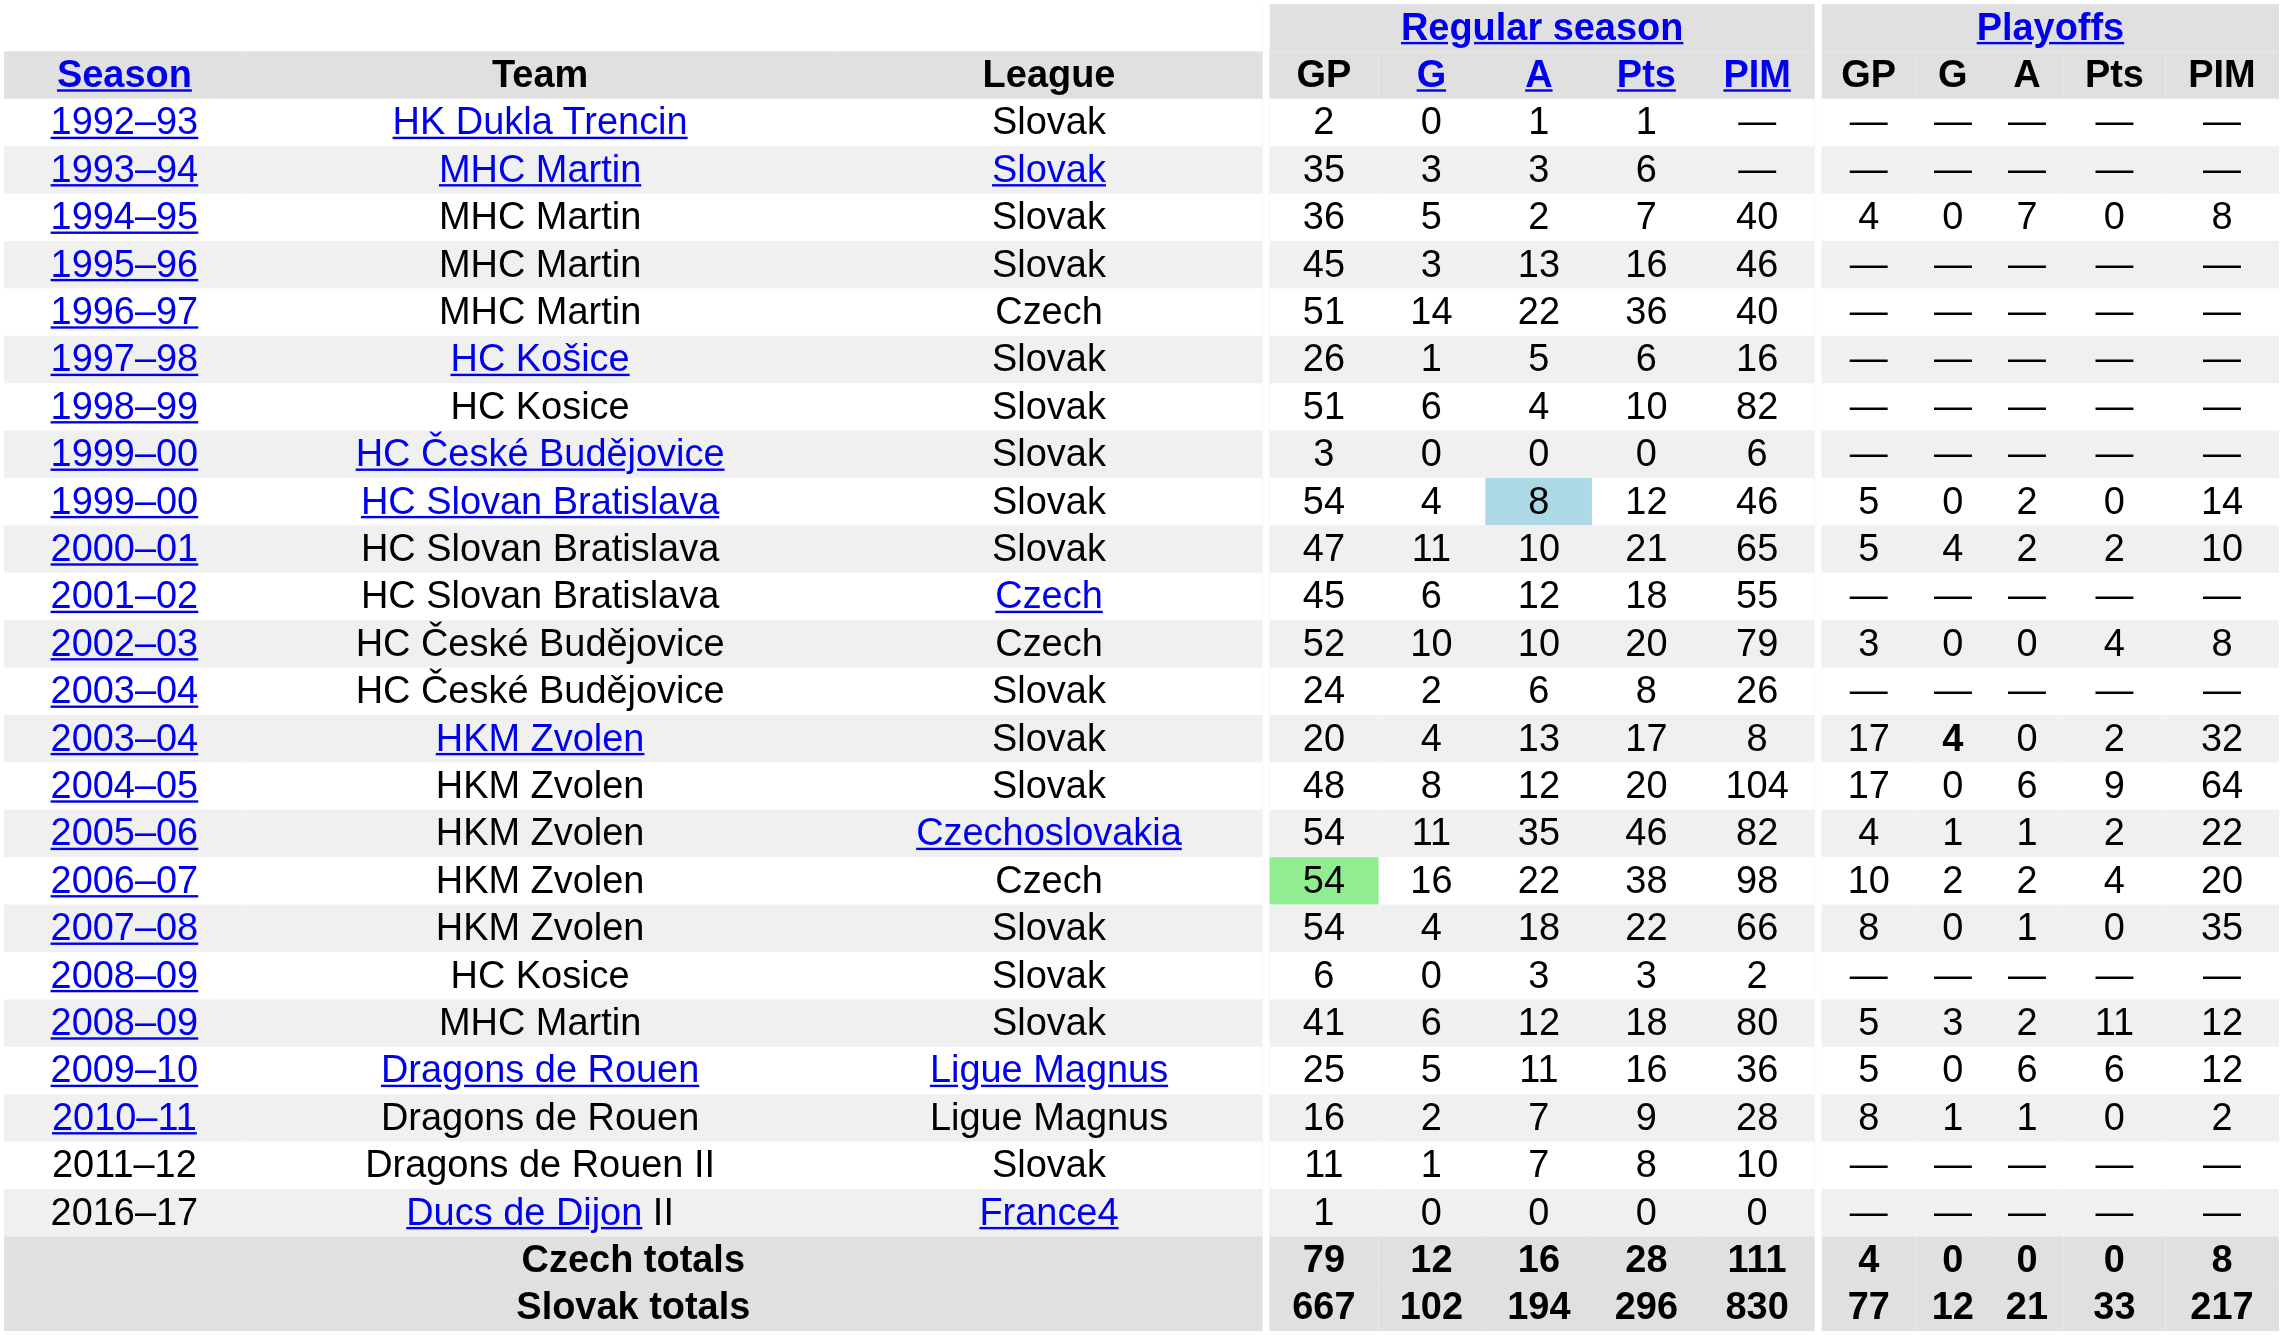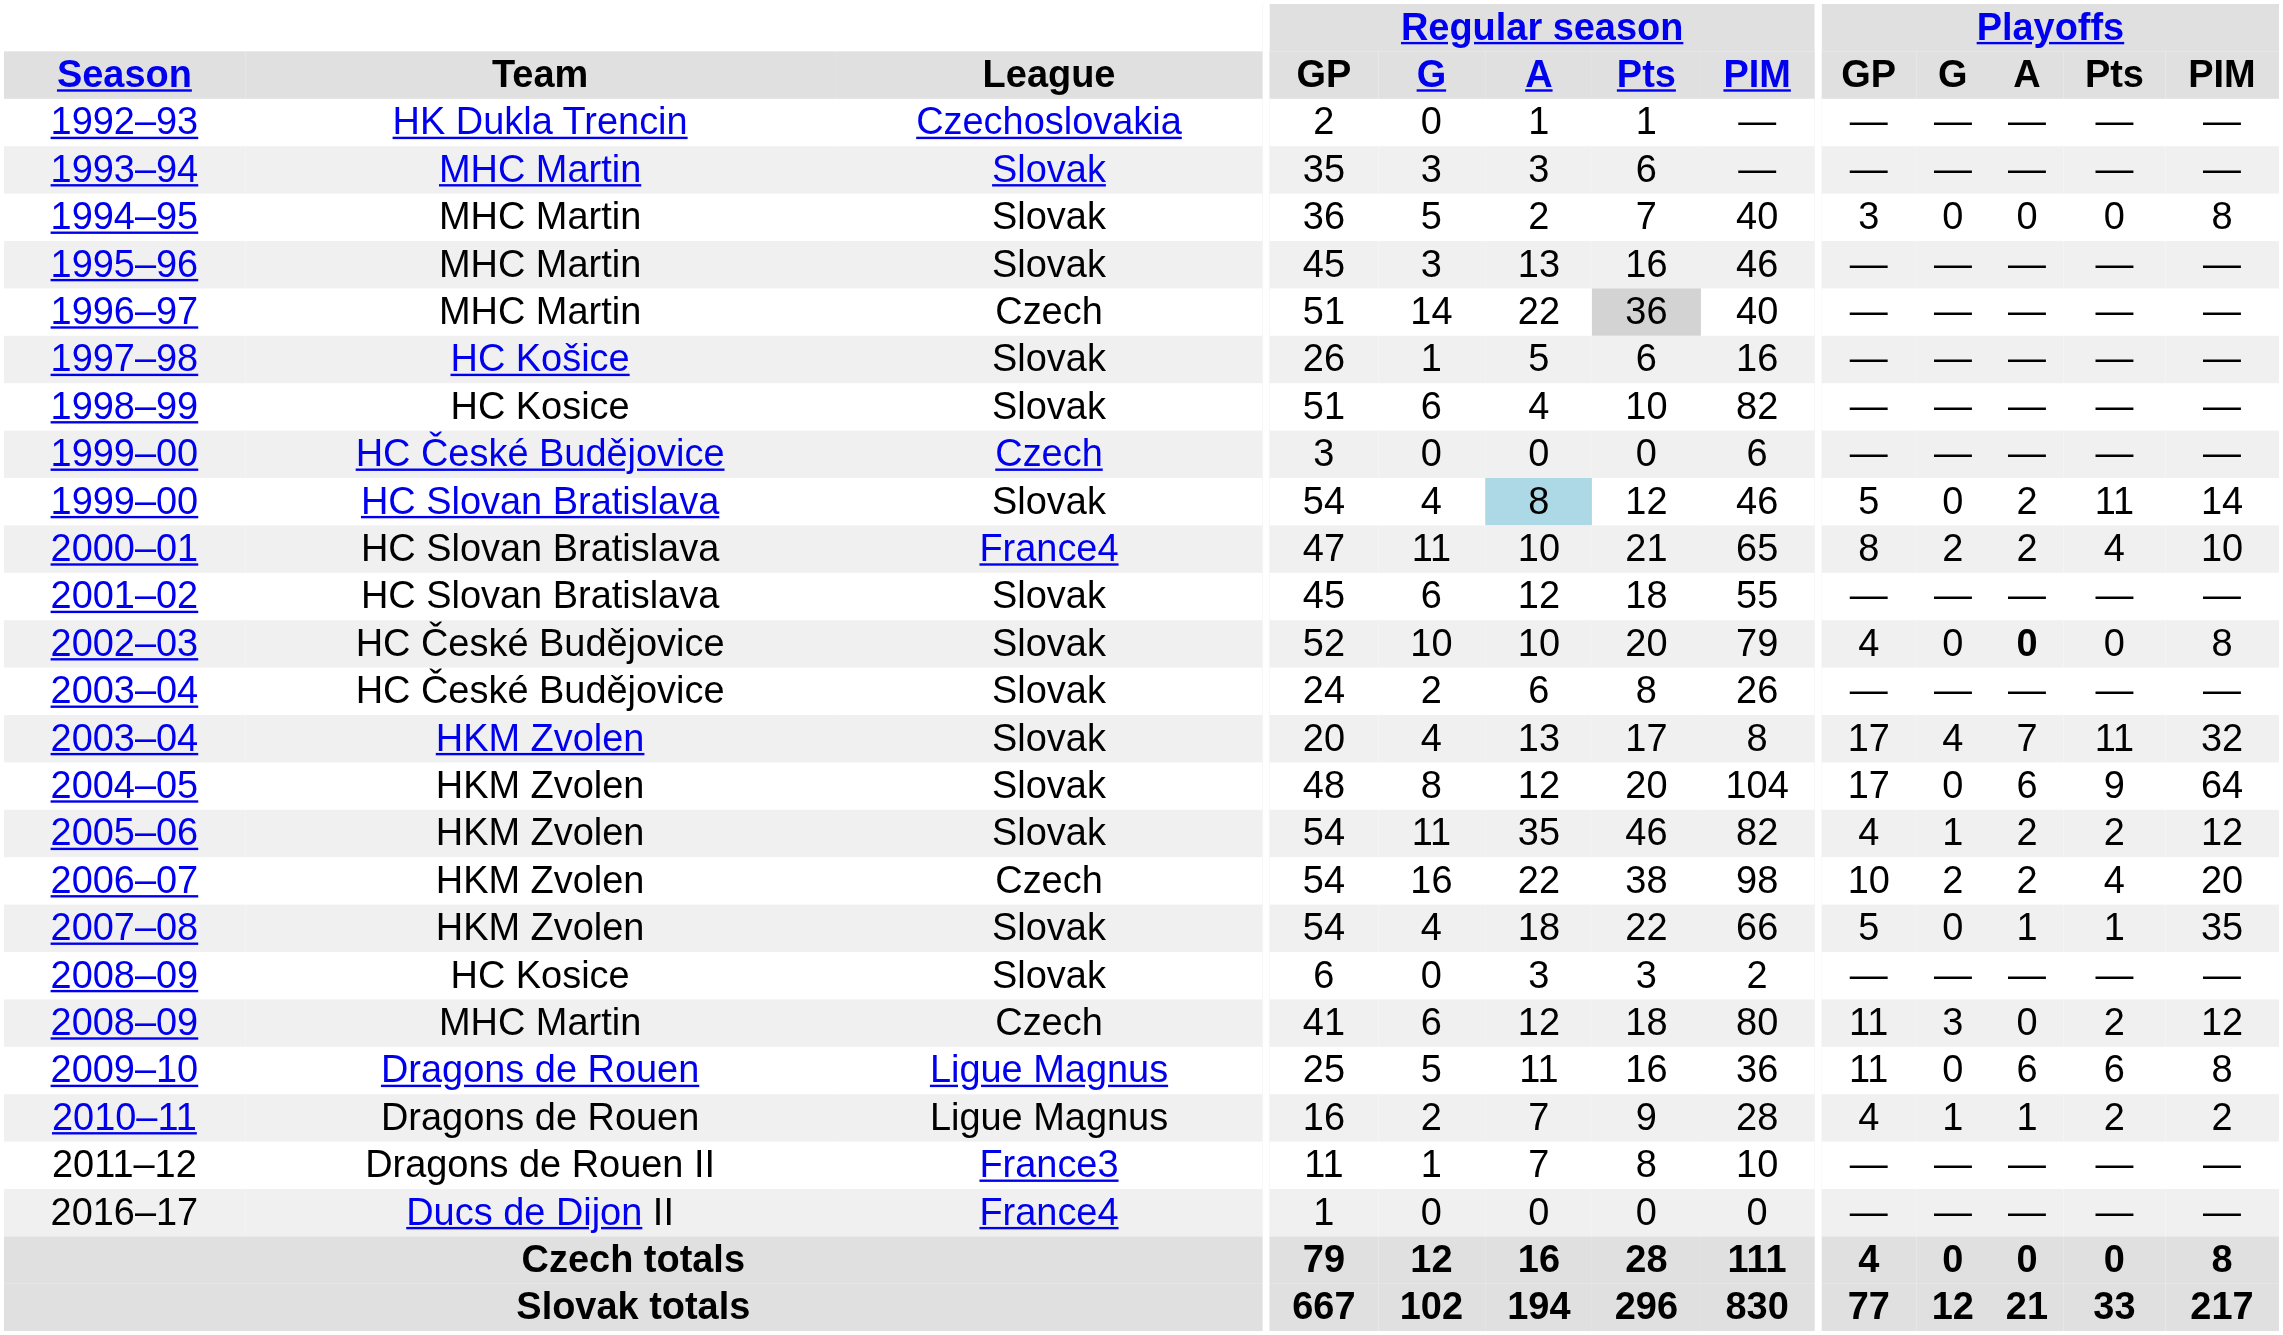(1049, 121) Slovak -> (1049, 121) Czechoslovakia
(1869, 216) 4 -> (1869, 216) 3
(2027, 216) 7 -> (2027, 216) 0
(1646, 311) no background -> (1646, 311) lightgrey background
(1049, 453) Slovak -> (1049, 453) Czech
(2114, 501) 0 -> (2114, 501) 11
(1049, 548) Slovak -> (1049, 548) France4
(1869, 548) 5 -> (1869, 548) 8
(1953, 548) 4 -> (1953, 548) 2
(2114, 548) 2 -> (2114, 548) 4
(1049, 595) Czech -> (1049, 595) Slovak
(1049, 643) Czech -> (1049, 643) Slovak
(1869, 643) 3 -> (1869, 643) 4
(2027, 643) normal -> (2027, 643) bold
(2114, 643) 4 -> (2114, 643) 0
(1953, 738) bold -> (1953, 738) normal
(2027, 738) 0 -> (2027, 738) 7
(2114, 738) 2 -> (2114, 738) 11
(1049, 832) Czechoslovakia -> (1049, 832) Slovak
(2027, 832) 1 -> (2027, 832) 2
(2222, 832) 22 -> (2222, 832) 12
(1324, 880) lightgreen background -> (1324, 880) no background
(1869, 927) 8 -> (1869, 927) 5
(2114, 927) 0 -> (2114, 927) 1
(1049, 1022) Slovak -> (1049, 1022) Czech
(1869, 1022) 5 -> (1869, 1022) 11
(2027, 1022) 2 -> (2027, 1022) 0
(2114, 1022) 11 -> (2114, 1022) 2
(1869, 1069) 5 -> (1869, 1069) 11
(2222, 1069) 12 -> (2222, 1069) 8
(1869, 1117) 8 -> (1869, 1117) 4
(2114, 1117) 0 -> (2114, 1117) 2
(1049, 1164) Slovak -> (1049, 1164) France3
